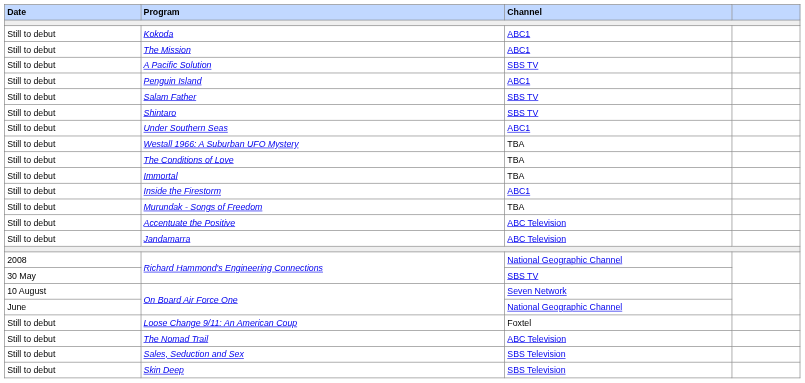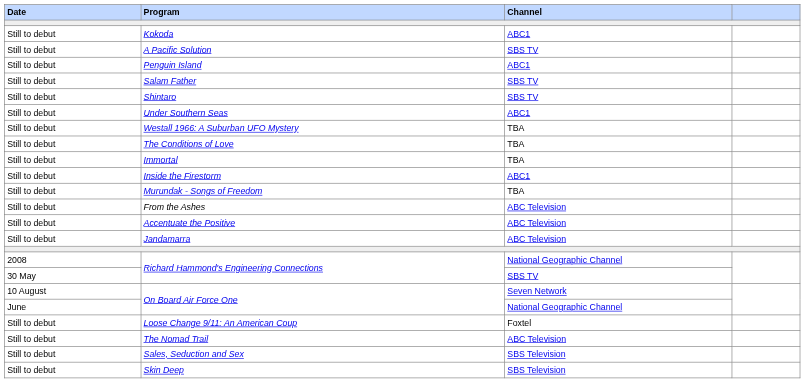- row: (167, 49)
+ row: (174, 207)
